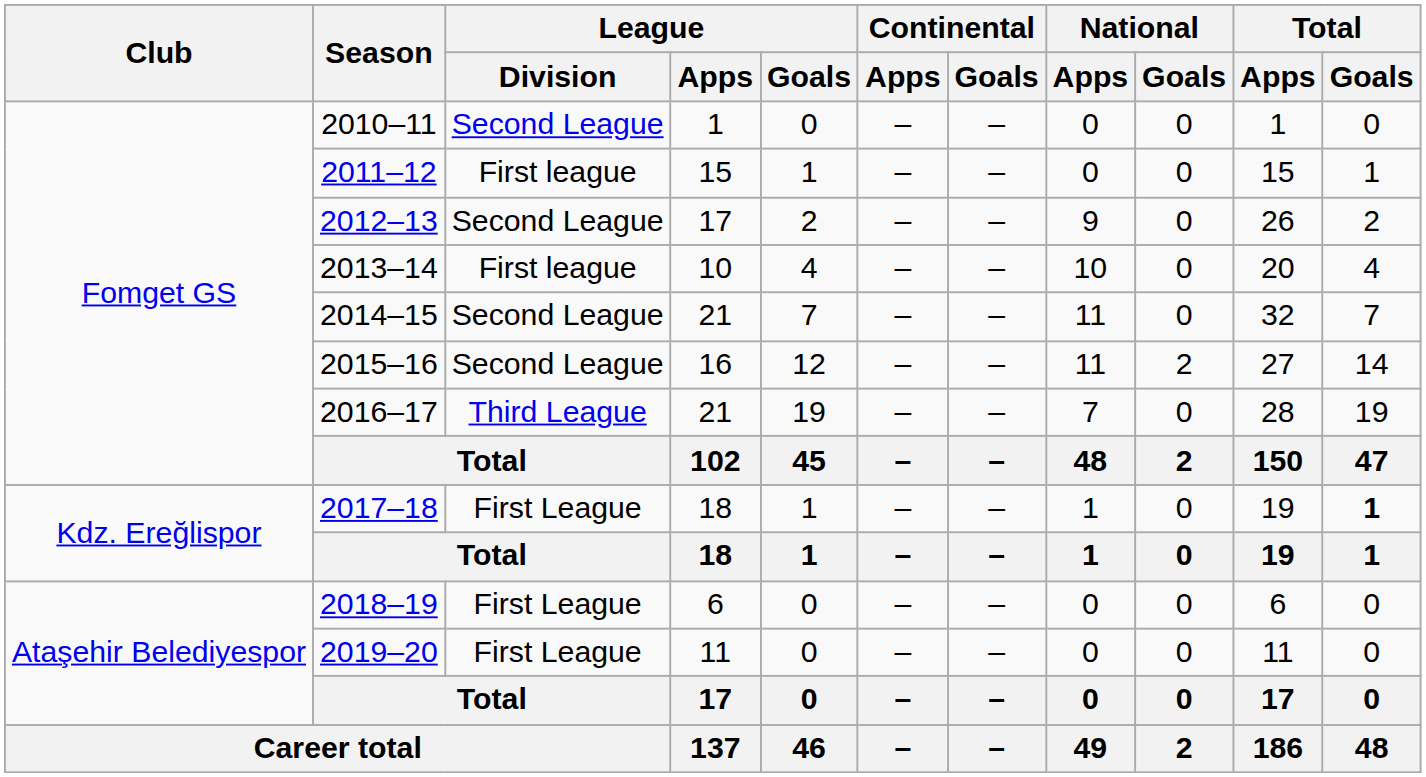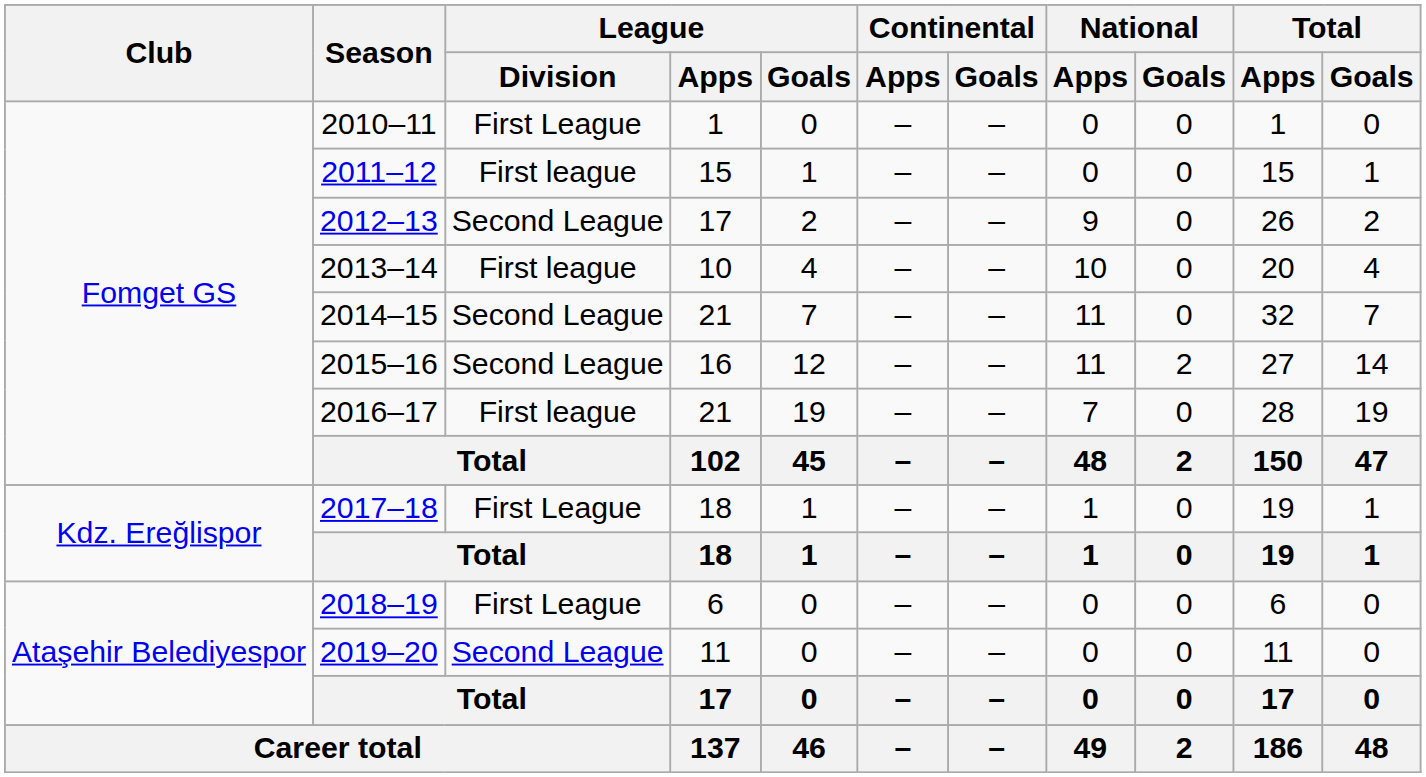(558, 124) Second League -> (558, 124) First League
(558, 412) Third League -> (558, 412) First league
(1372, 508) bold -> (1372, 508) normal
(558, 651) First League -> (558, 651) Second League
